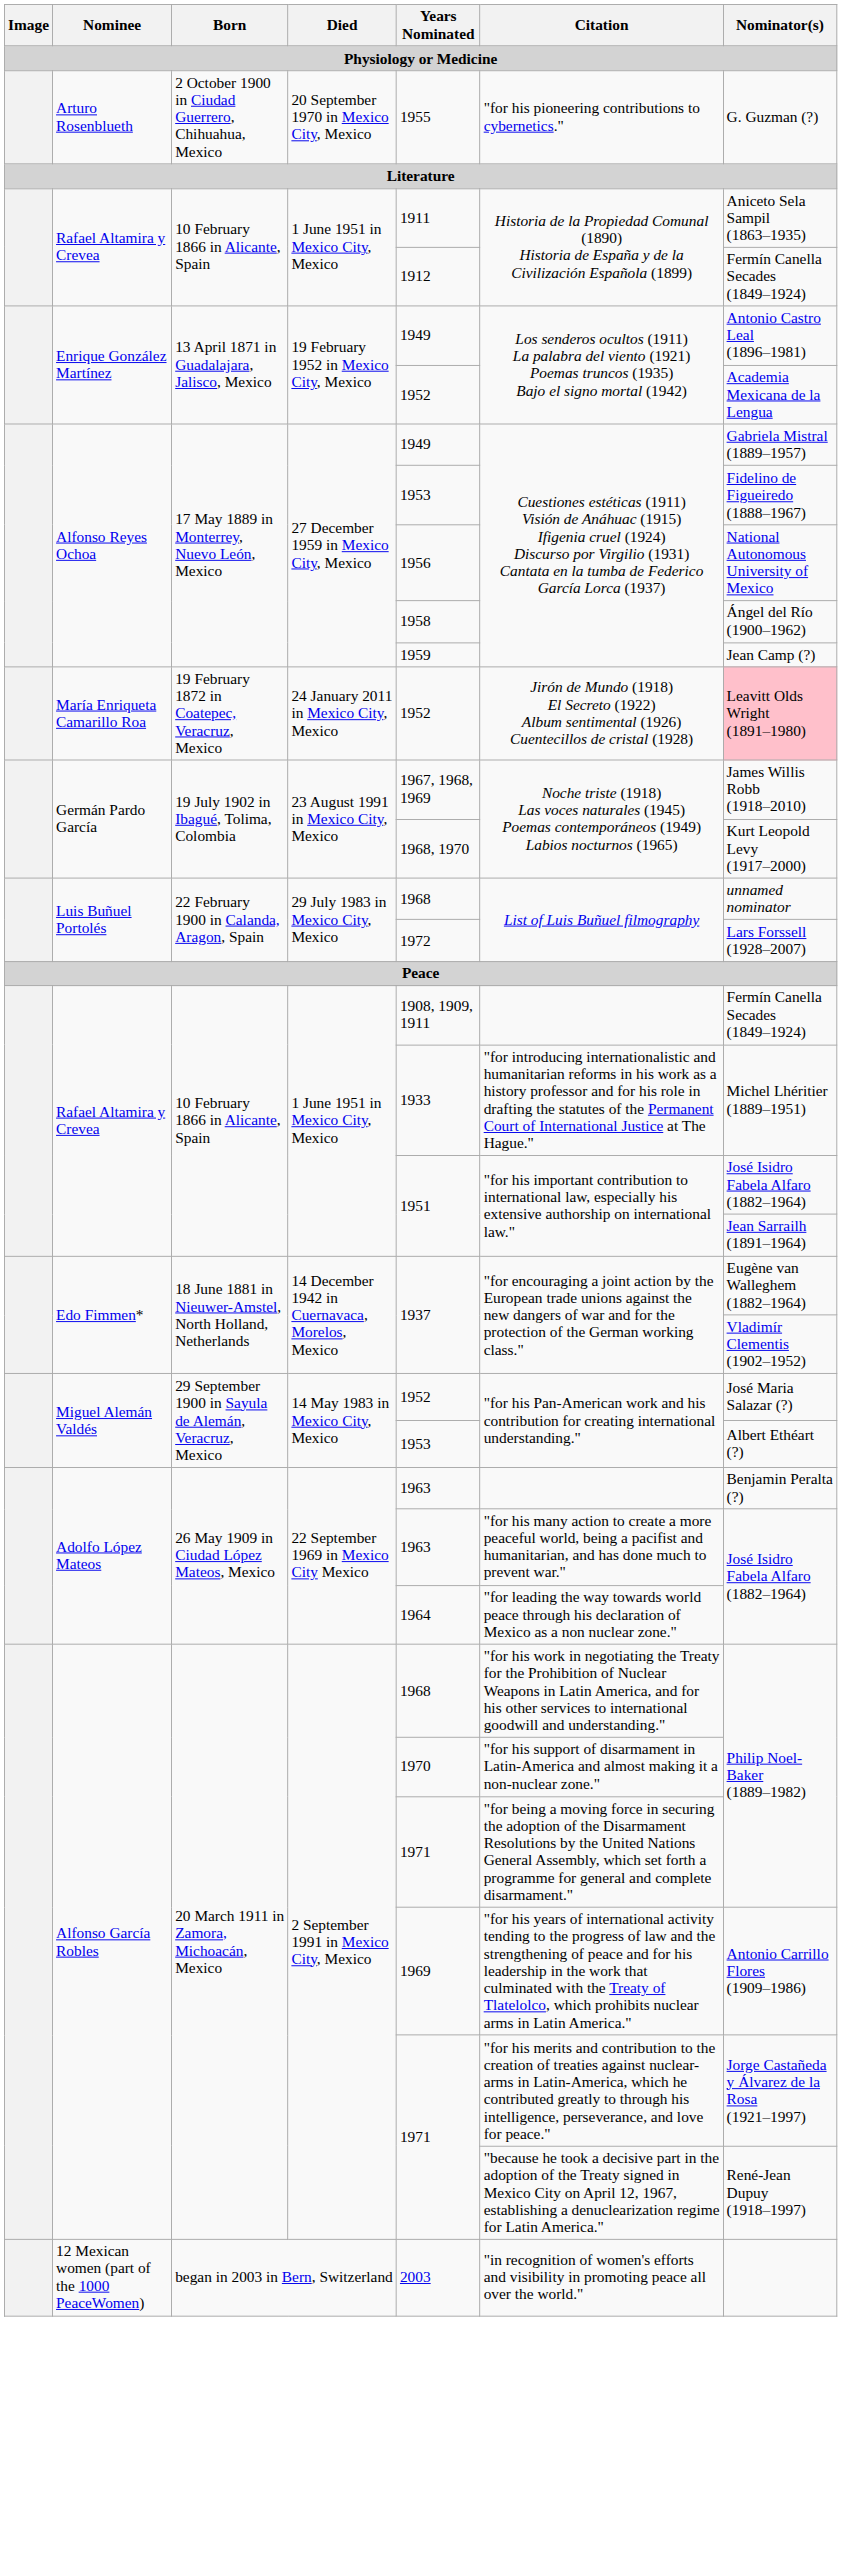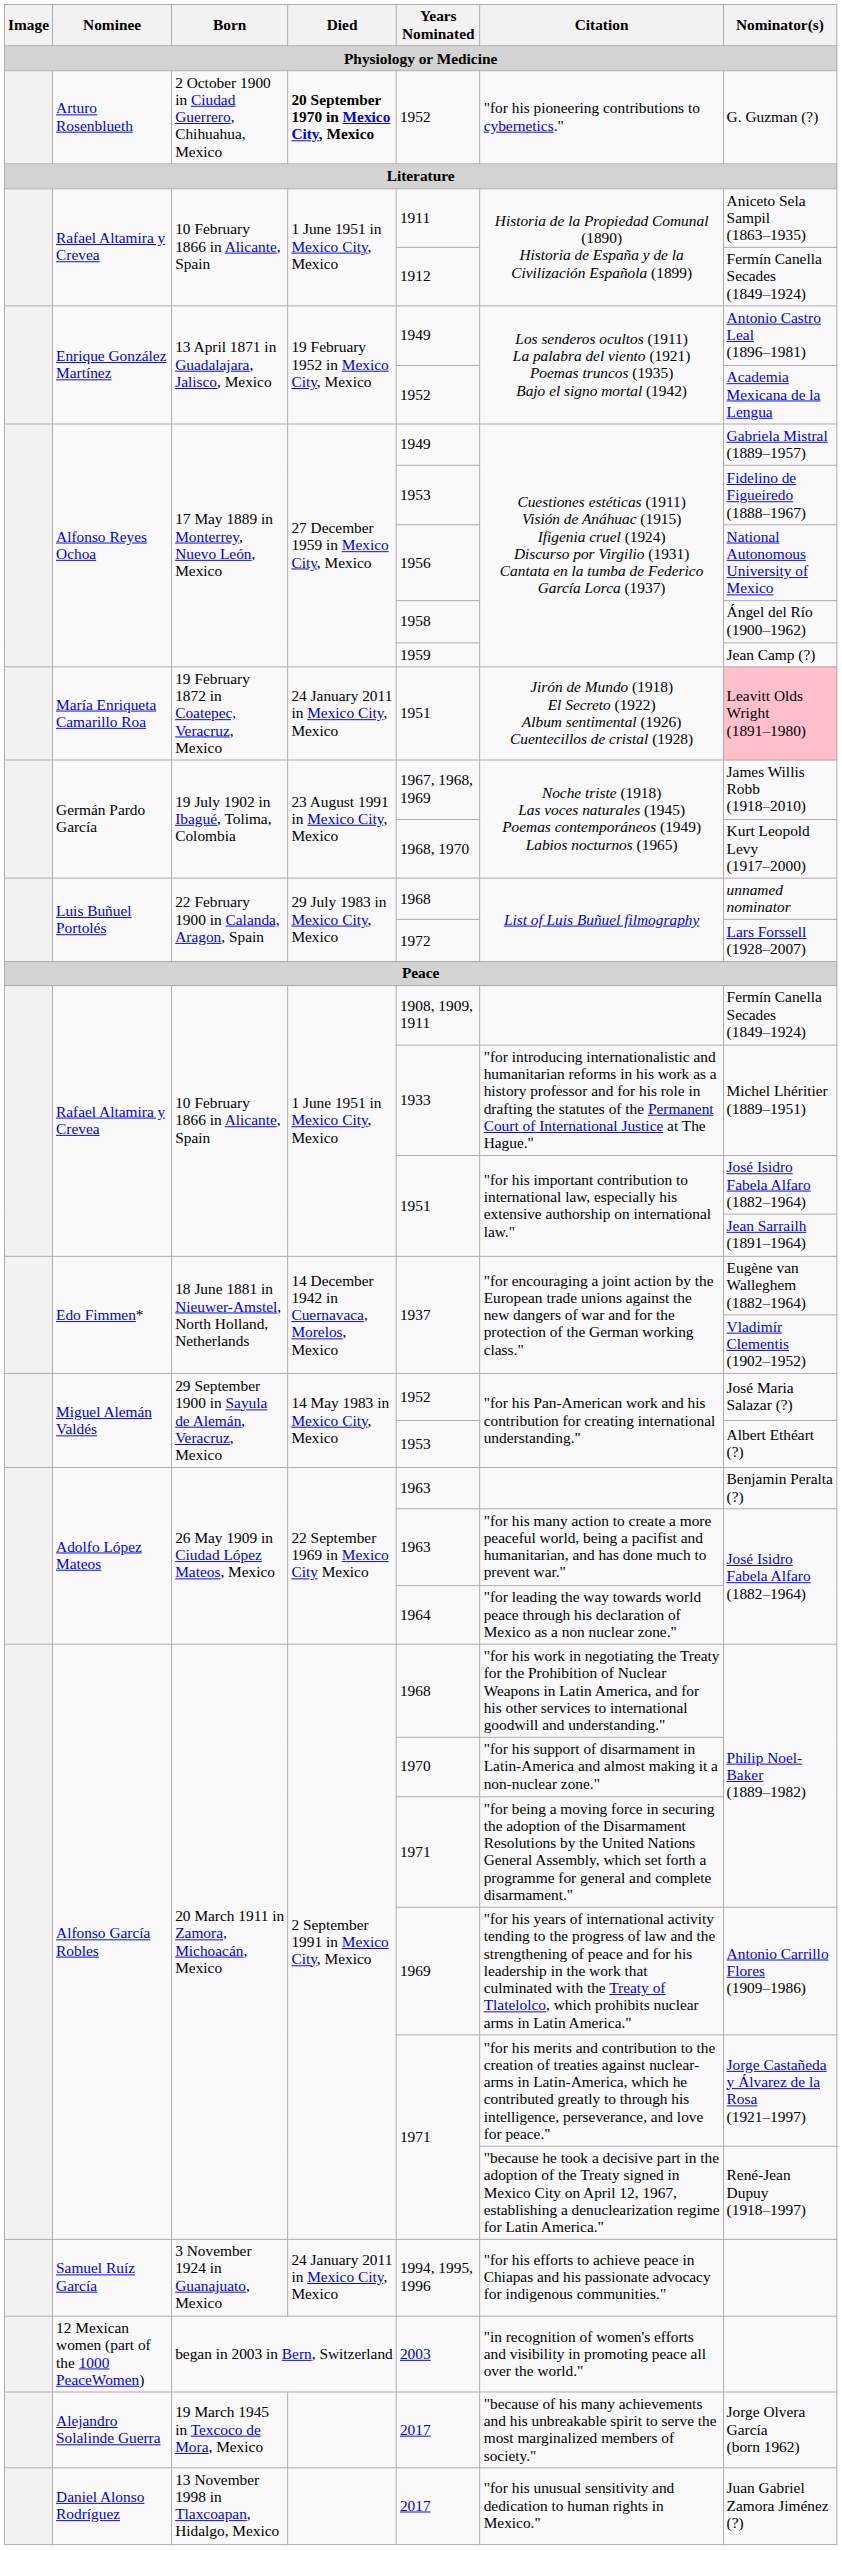(340, 117) normal -> (341, 117) bold
(415, 117) 1955 -> (415, 117) 1952
(415, 713) 1952 -> (415, 713) 1951
+ row: (96, 2277)
+ row: (108, 2430)
+ row: (100, 2506)
